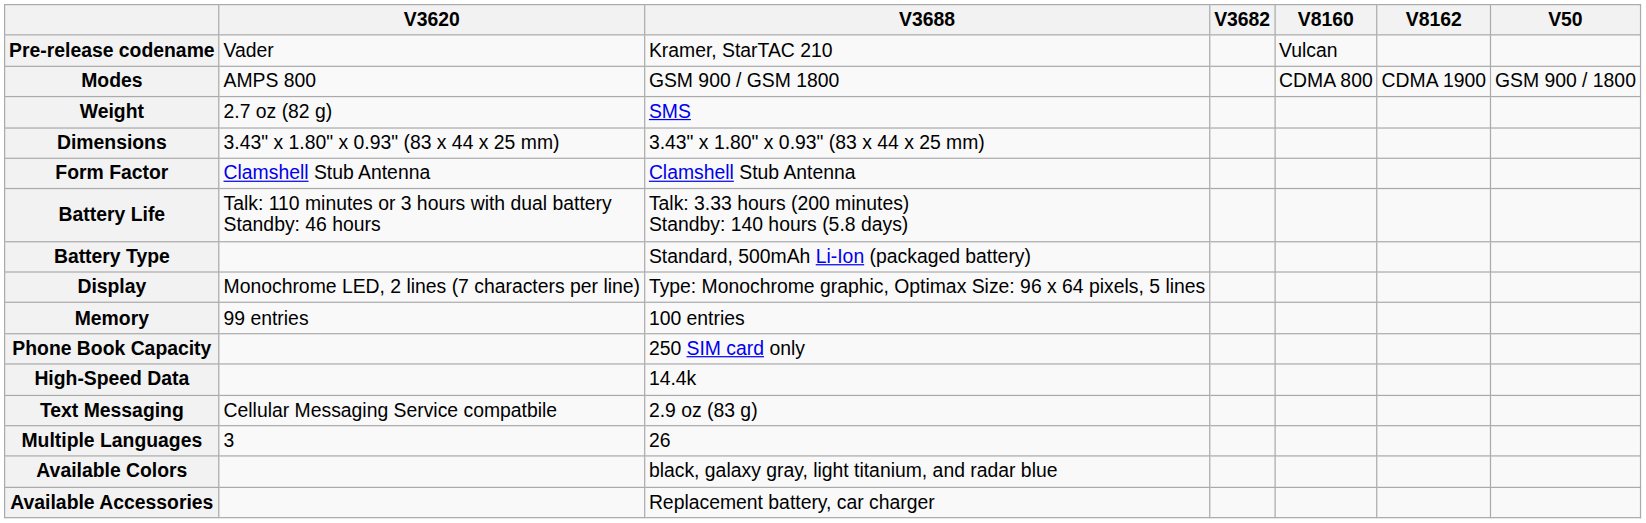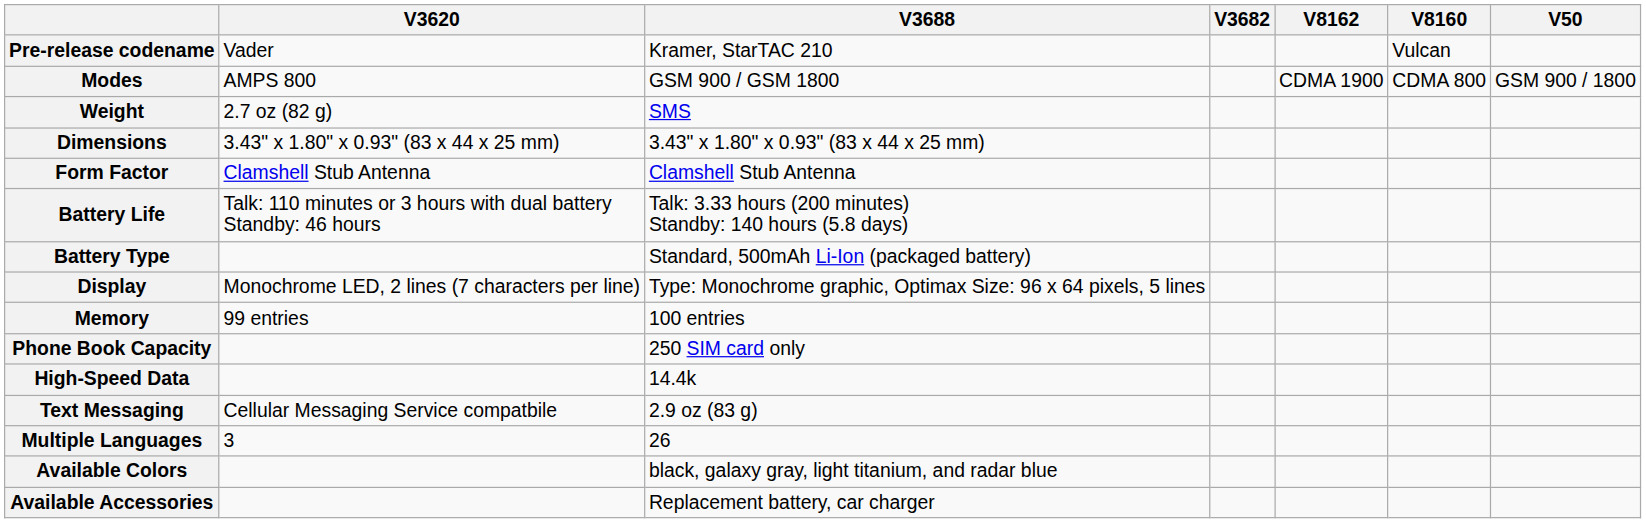columns swapped: (1326, 19) <-> (1434, 19)
